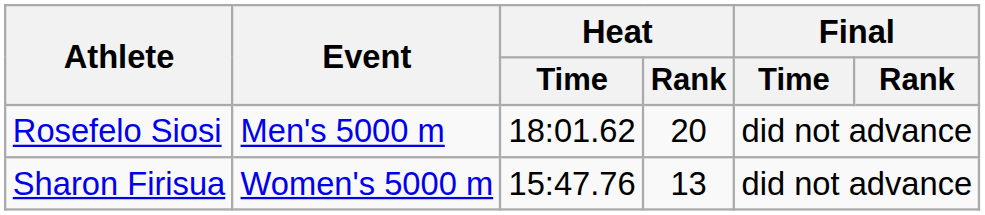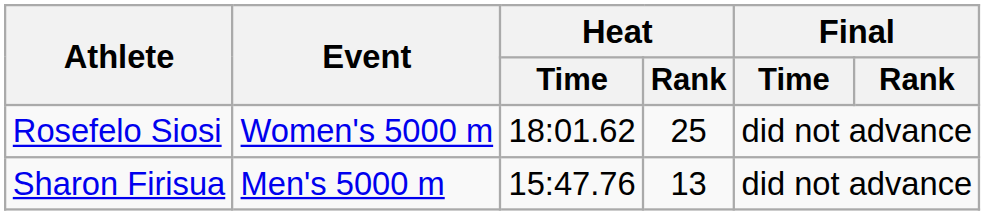(343, 132) Men's 5000 m -> (367, 132) Women's 5000 m
(689, 132) 20 -> (689, 132) 25
(367, 183) Women's 5000 m -> (343, 183) Men's 5000 m
